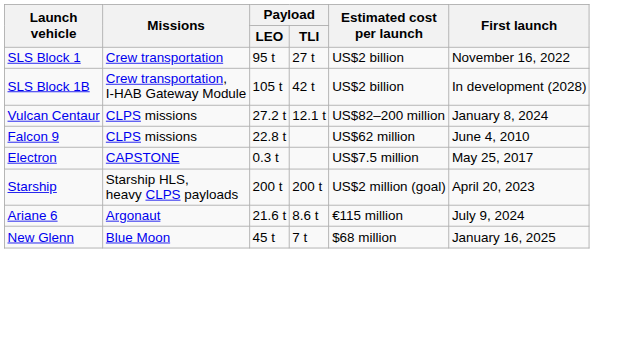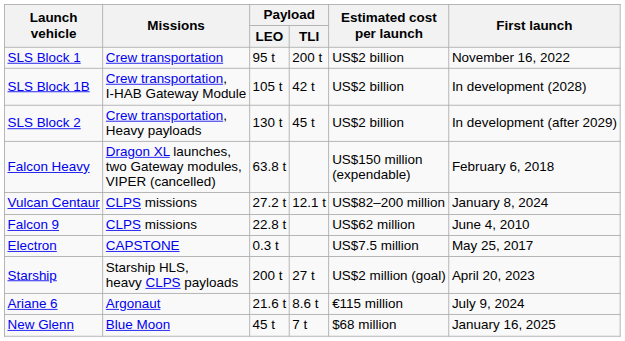(304, 57) 27 t -> (307, 57) 200 t
+ row: (44, 123)
+ row: (49, 167)
(307, 187) 200 t -> (304, 275) 27 t
